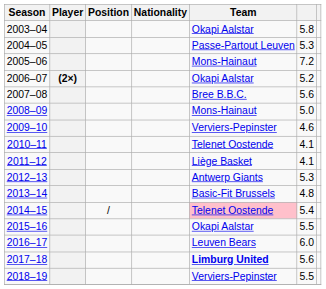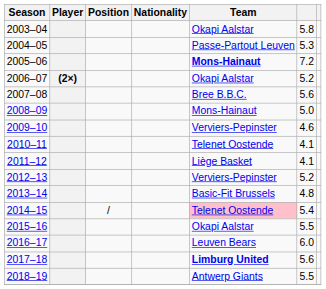(224, 62) normal -> (226, 62) bold
(227, 177) Antwerp Giants -> (234, 177) Verviers-Pepinster
(307, 177) 5.3 -> (307, 177) 5.2
(234, 276) Verviers-Pepinster -> (227, 276) Antwerp Giants
